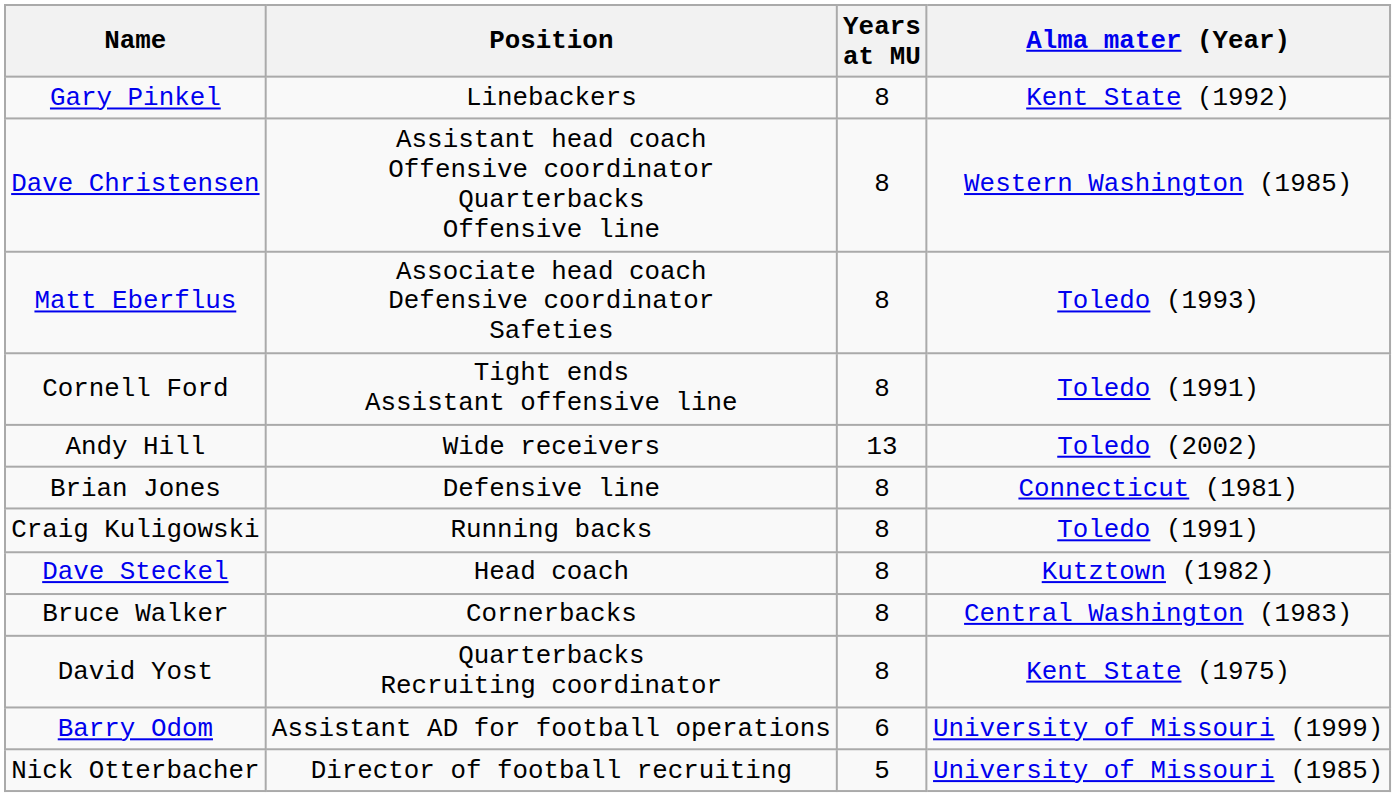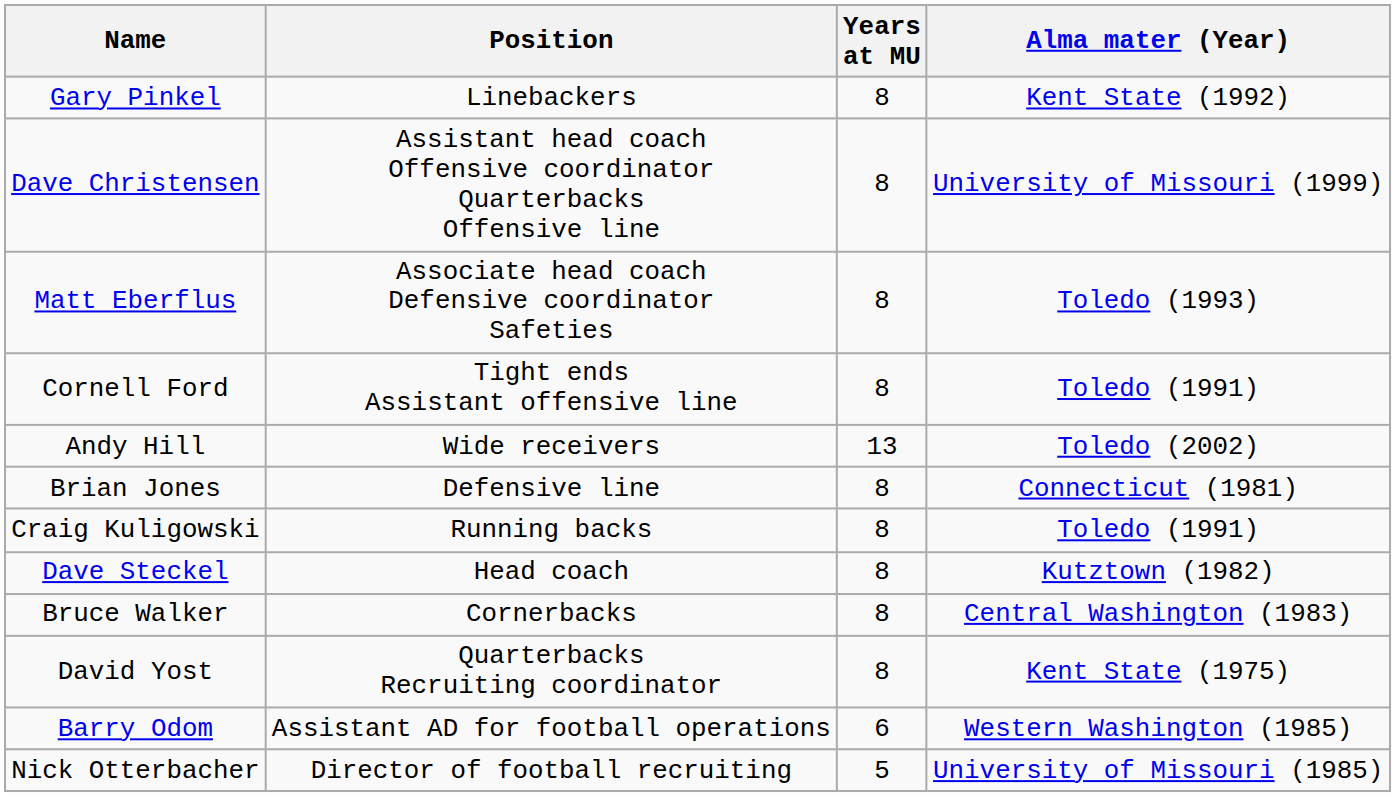(1158, 185) Western Washington (1985) -> (1158, 185) University of Missouri (1999)
(1158, 729) University of Missouri (1999) -> (1158, 729) Western Washington (1985)
